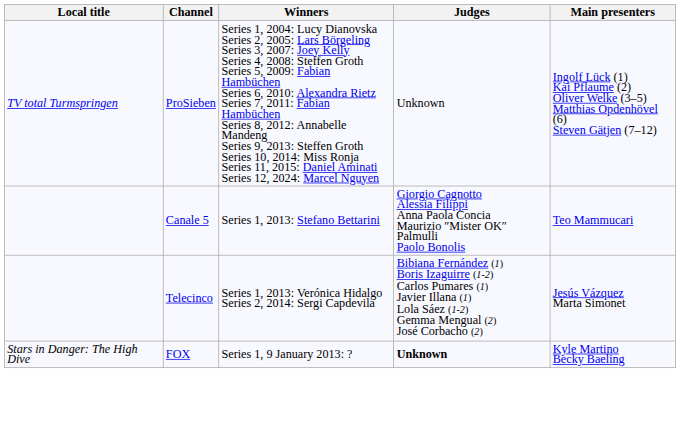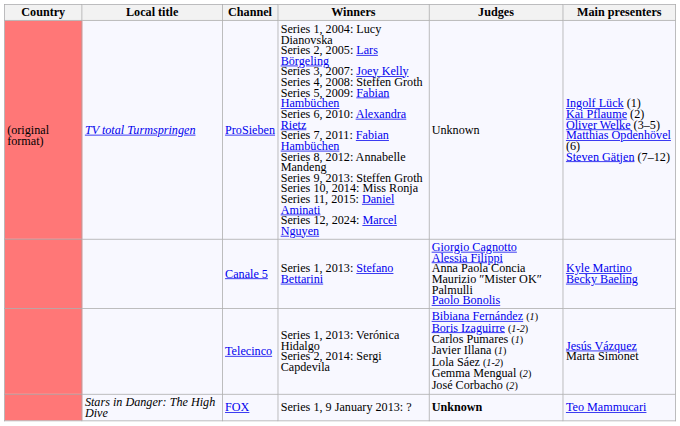+ column: (43, 12)
(593, 220) Teo Mammucari -> (602, 273) Kyle Martino Becky Baeling
(589, 354) Kyle Martino Becky Baeling -> (606, 407) Teo Mammucari
